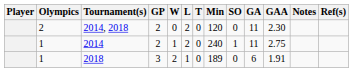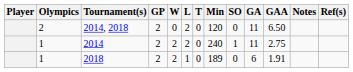(277, 28) 2.30 -> (277, 28) 6.50
(174, 43) 1 -> (174, 43) 2
(158, 59) 3 -> (158, 59) 2
